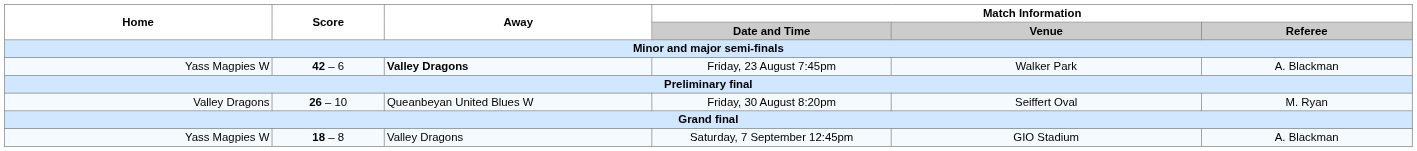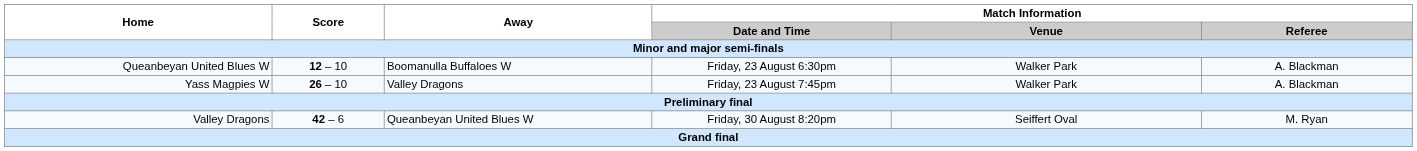+ row: (772, 66)
(328, 66) 42 – 6 -> (328, 84) 26 – 10
(428, 66) bold -> (425, 84) normal
(328, 102) 26 – 10 -> (328, 119) 42 – 6
- row: (772, 137)
